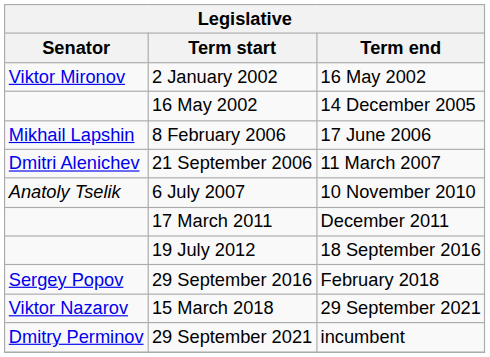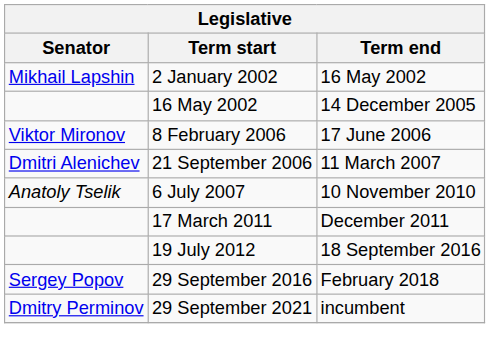(67, 76) Viktor Mironov -> (72, 76) Mikhail Lapshin
(72, 134) Mikhail Lapshin -> (67, 134) Viktor Mironov
- row: (213, 308)
